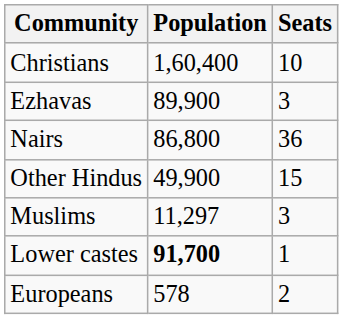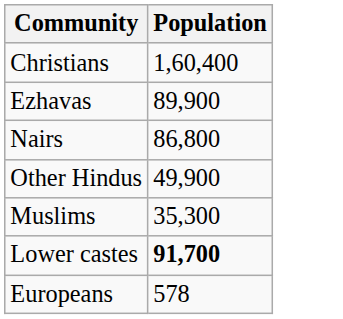- column: (305, 23)
(186, 216) 11,297 -> (187, 216) 35,300
